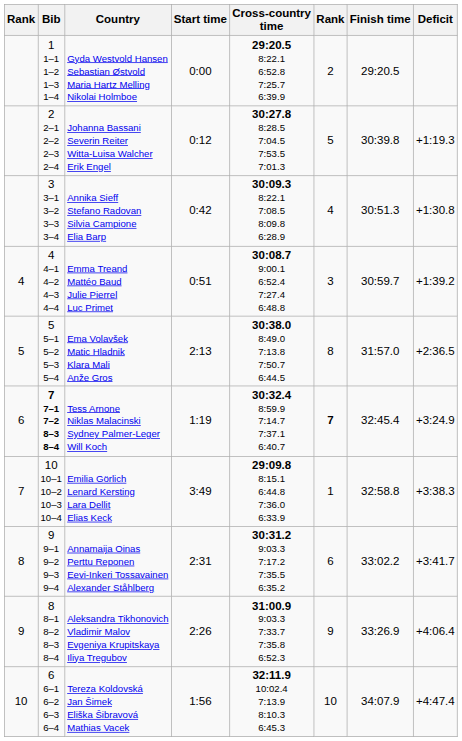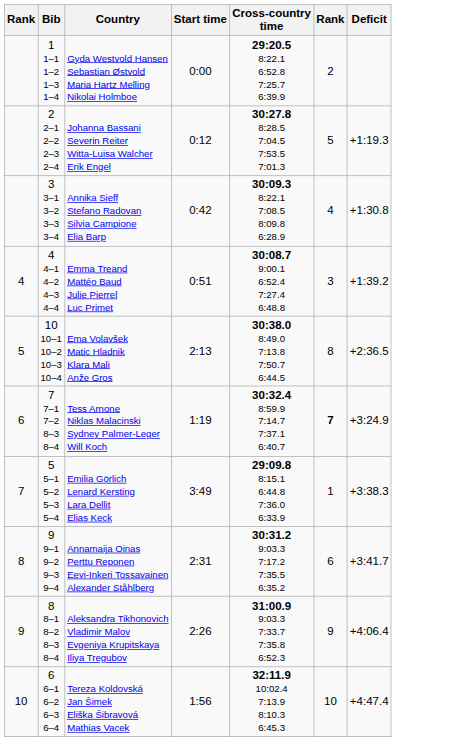- column: (380, 20)
(51, 351) 5 5–1 5–2 5–3 5–4 -> (51, 351) 10 10–1 10–2 10–3 10–4
(51, 421) bold -> (51, 421) normal
(51, 491) 10 10–1 10–2 10–3 10–4 -> (51, 491) 5 5–1 5–2 5–3 5–4
